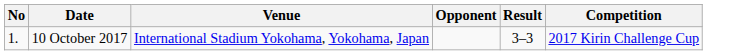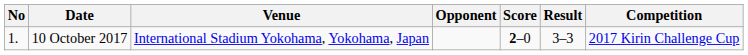+ column: (520, 15)
